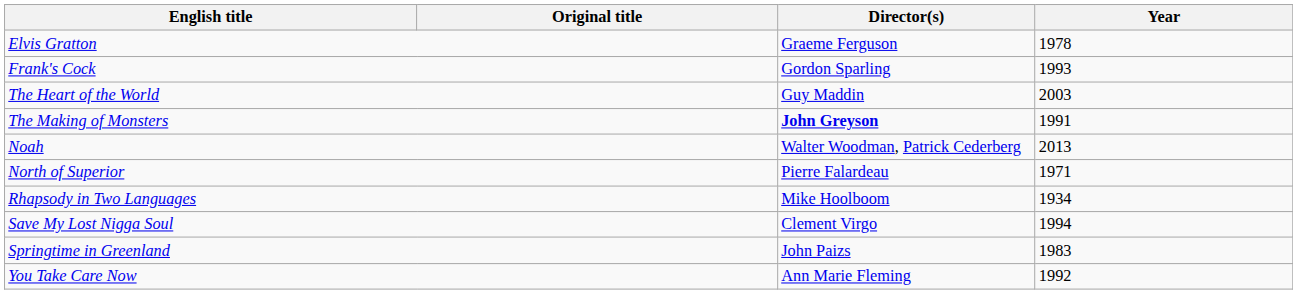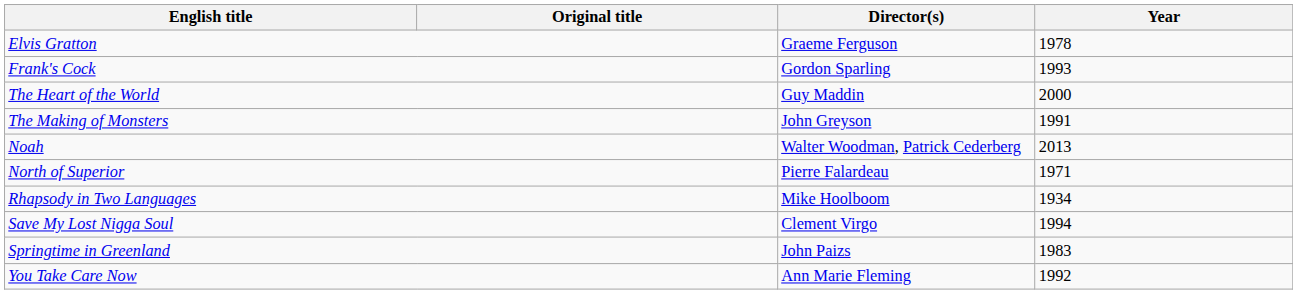(1055, 95) 2003 -> (1055, 95) 2000
(830, 120) bold -> (826, 120) normal
